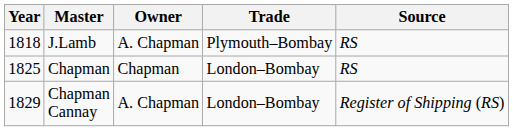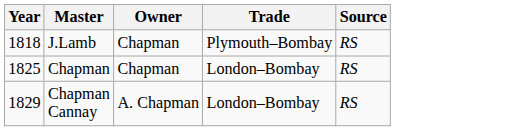(158, 42) A. Chapman -> (148, 42) Chapman
(422, 103) Register of Shipping (RS) -> (349, 103) RS
